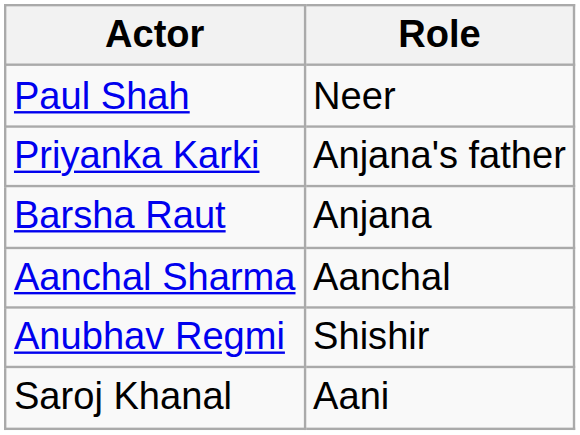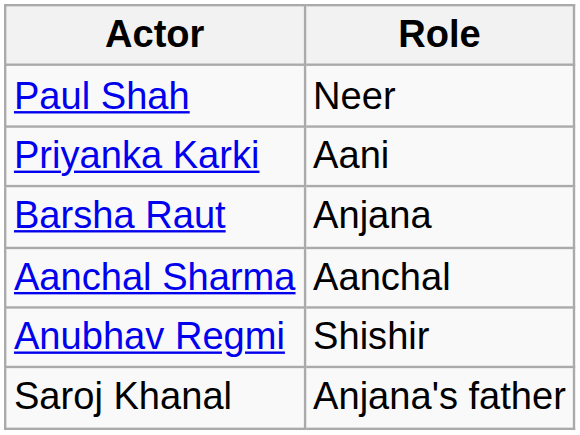(439, 155) Anjana's father -> (351, 155) Aani
(351, 397) Aani -> (439, 397) Anjana's father
